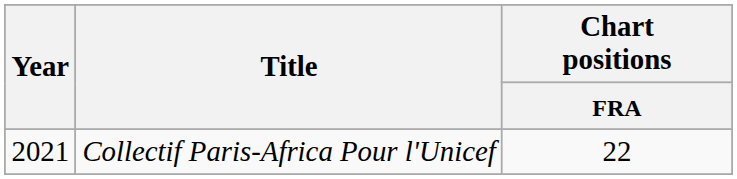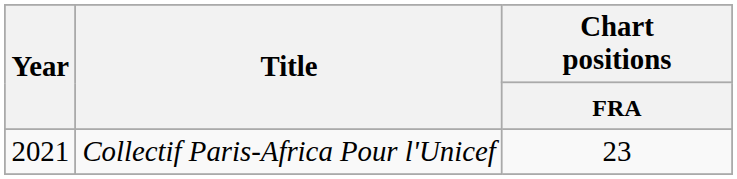(617, 151) 22 -> (617, 151) 23
